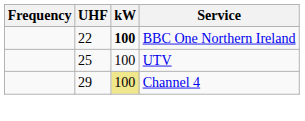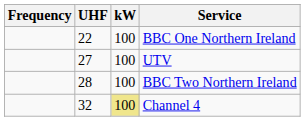(125, 37) bold -> (125, 37) normal
(85, 60) 25 -> (85, 60) 27
+ row: (220, 82)
(85, 82) 29 -> (85, 104) 32
